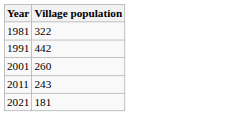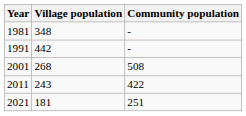+ column: (183, 13)
(43, 31) 322 -> (43, 31) 348
(43, 66) 260 -> (43, 66) 268
